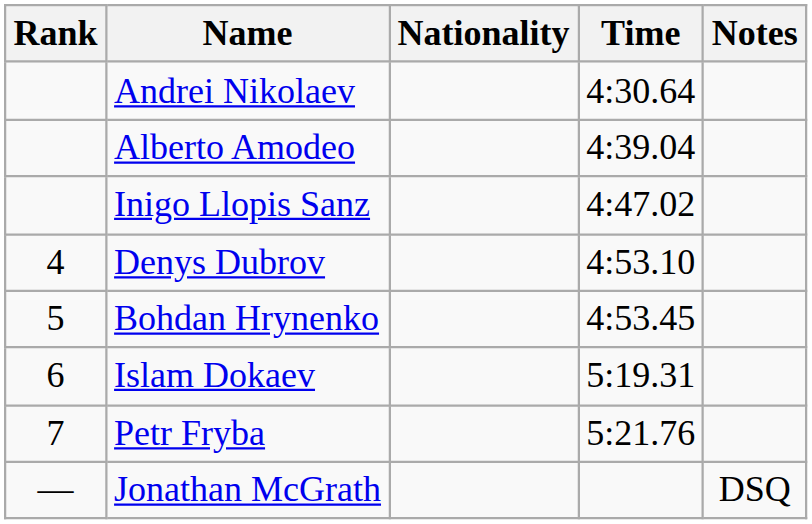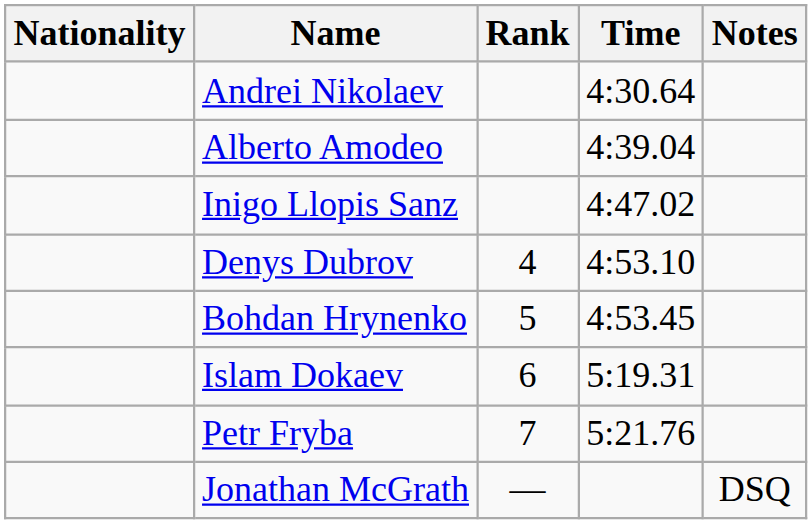columns swapped: (55, 33) <-> (484, 33)
